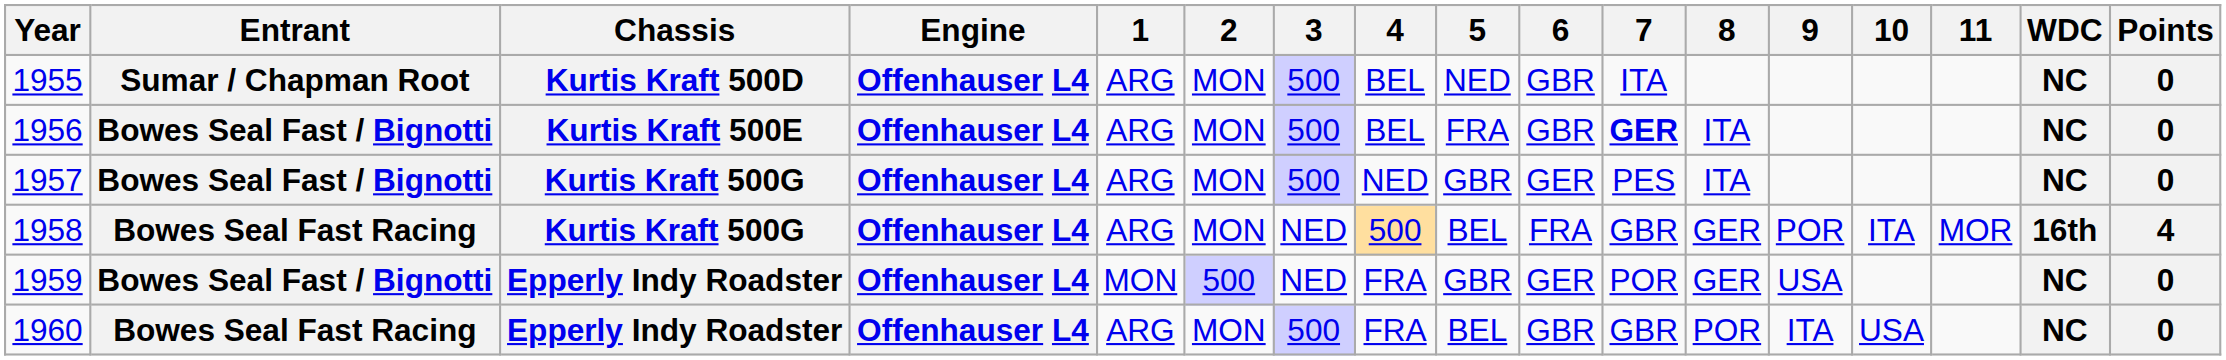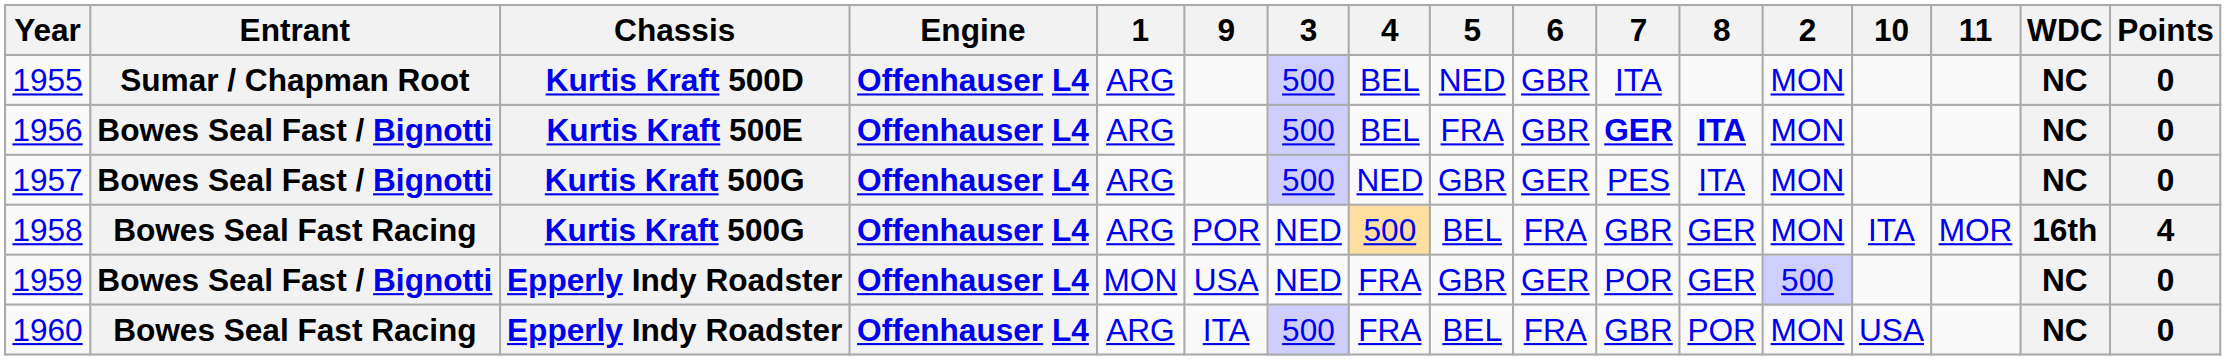columns swapped: (1229, 30) <-> (1810, 30)
(1727, 130) normal -> (1722, 130) bold
(1561, 331) GBR -> (1555, 331) FRA
